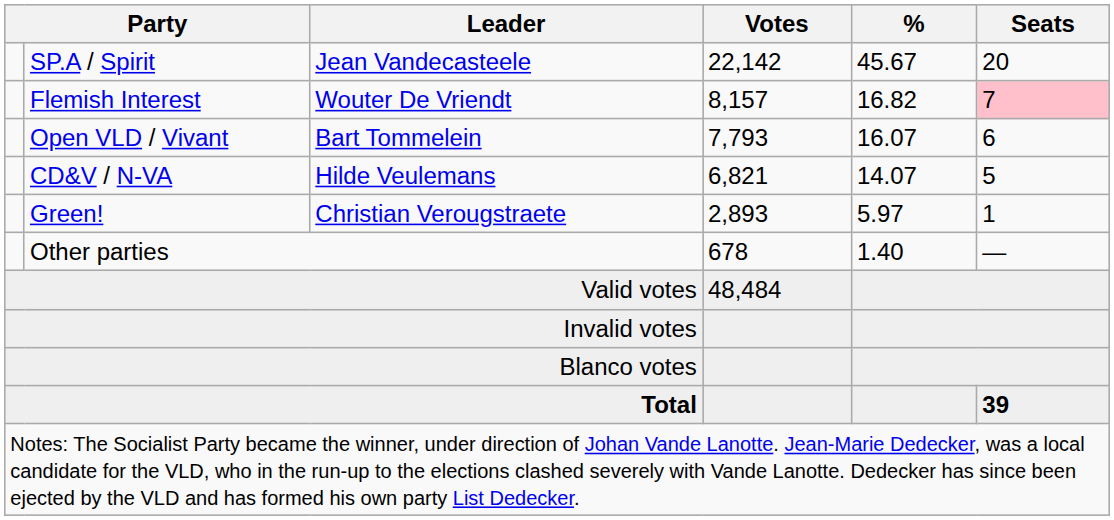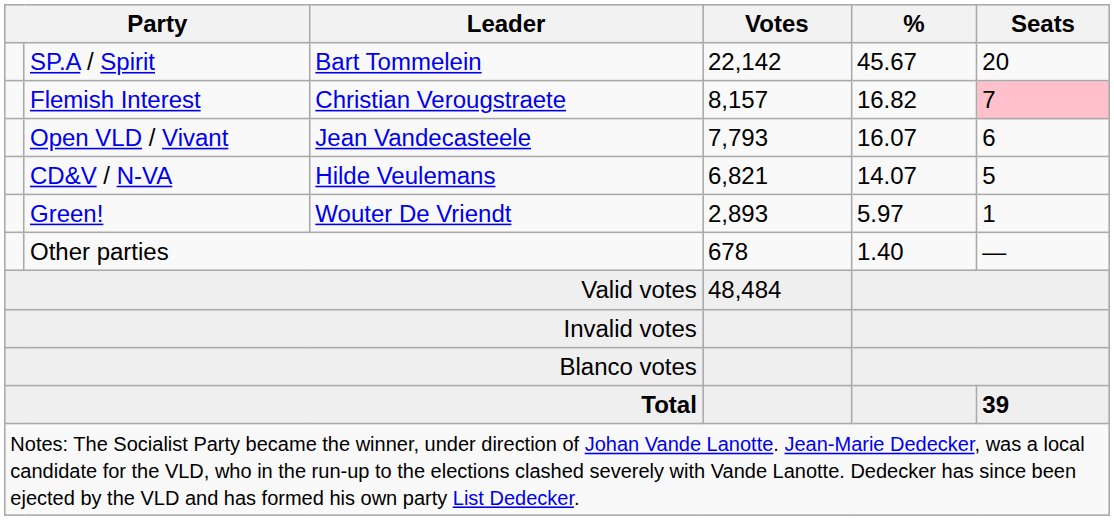(423, 62) Jean Vandecasteele -> (398, 62) Bart Tommelein
(413, 100) Wouter De Vriendt -> (441, 100) Christian Verougstraete
(398, 138) Bart Tommelein -> (423, 138) Jean Vandecasteele
(441, 214) Christian Verougstraete -> (413, 214) Wouter De Vriendt
